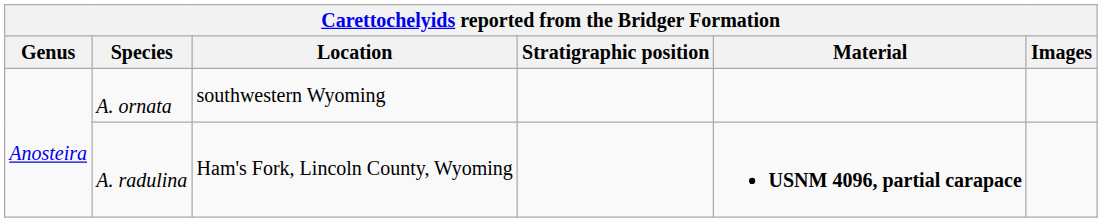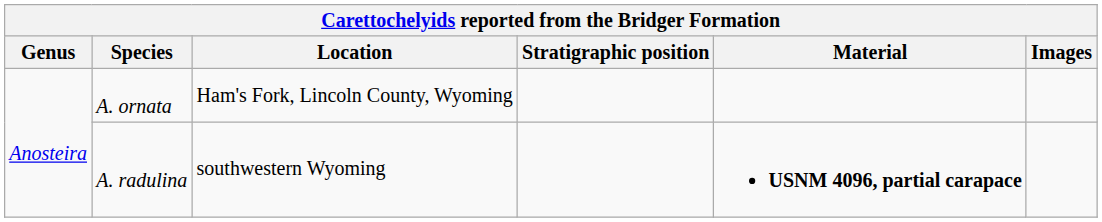(291, 95) southwestern Wyoming -> (355, 95) Ham's Fork, Lincoln County, Wyoming
(355, 169) Ham's Fork, Lincoln County, Wyoming -> (291, 169) southwestern Wyoming
